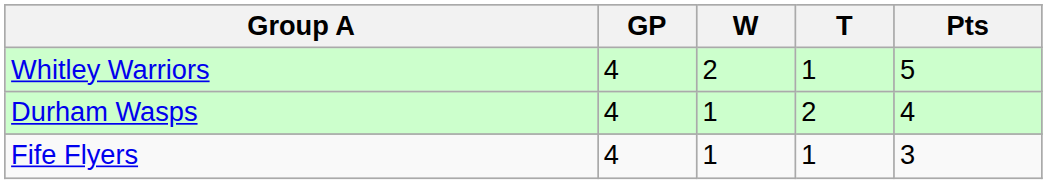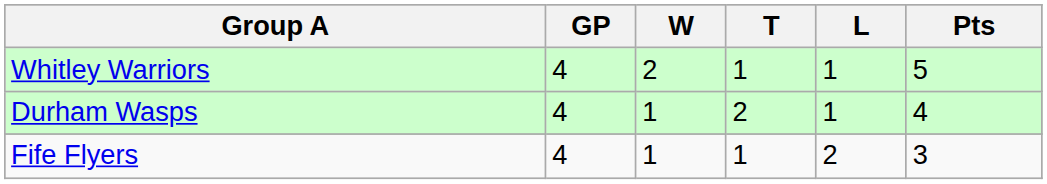+ column: (861, 26)
